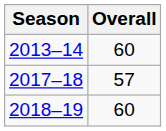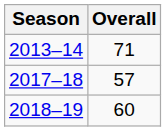(124, 49) 60 -> (124, 49) 71
